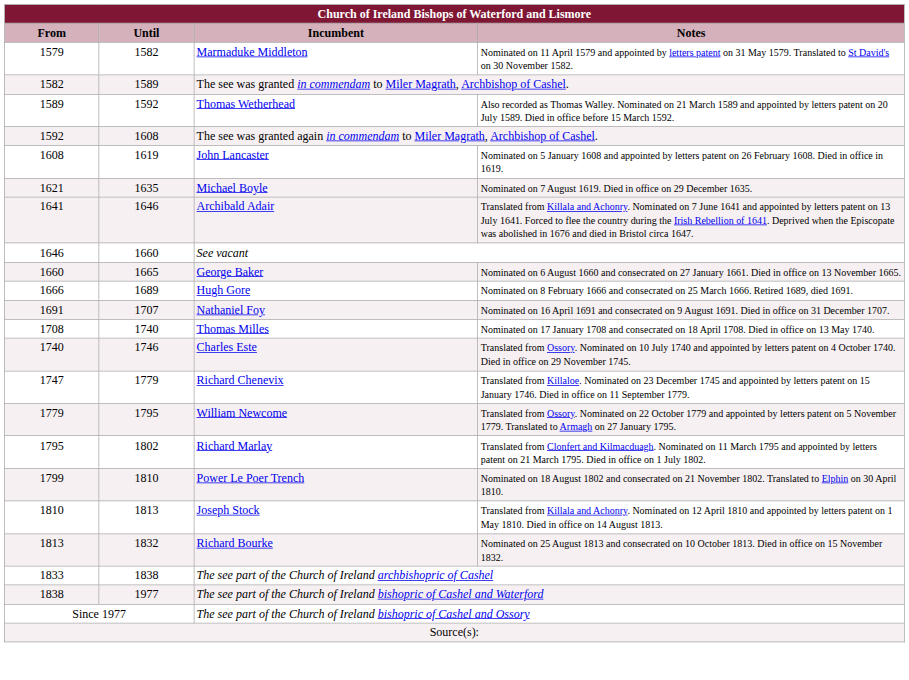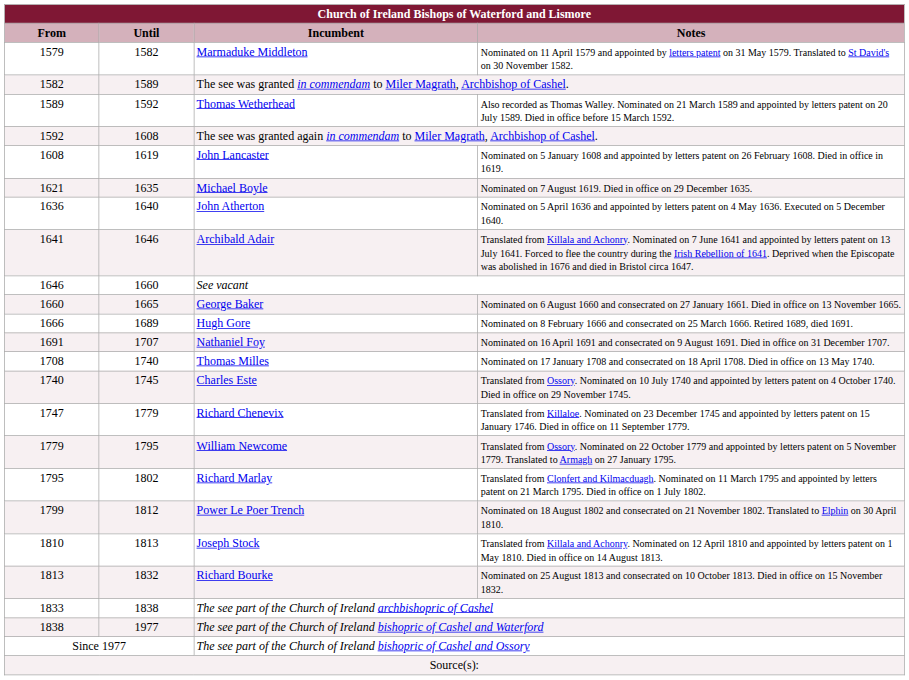+ row: (230, 206)
(146, 347) 1746 -> (146, 380) 1745
(146, 478) 1810 -> (146, 510) 1812
